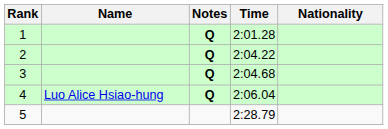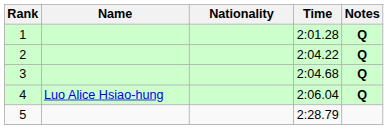columns swapped: (330, 14) <-> (210, 14)
